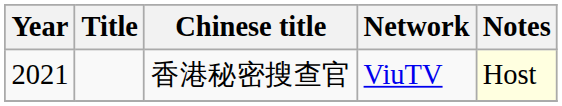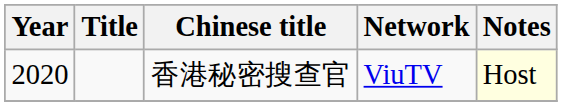(40, 74) 2021 -> (40, 74) 2020
